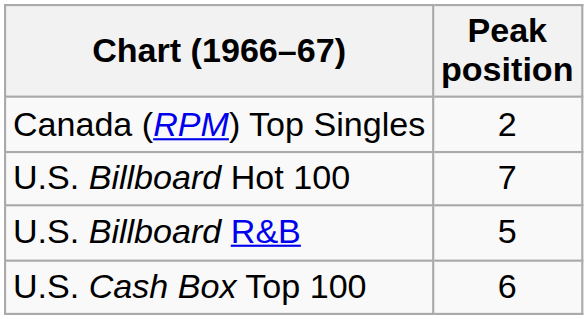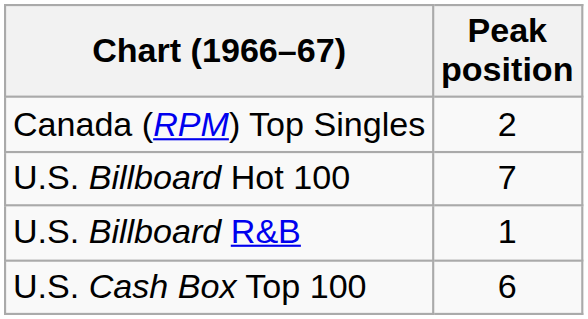(507, 232) 5 -> (507, 232) 1
